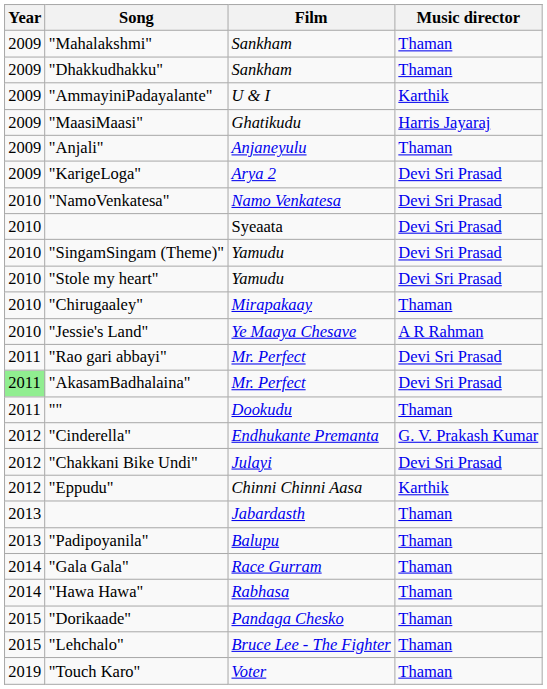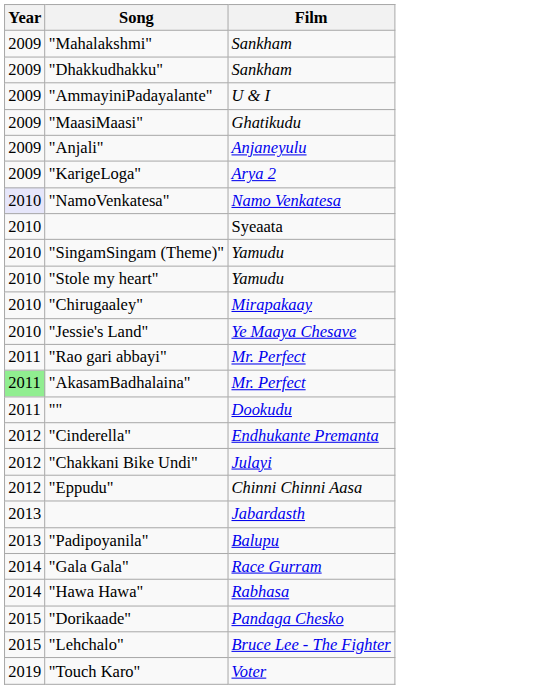- column: (468, 17)
(25, 200) no background -> (25, 200) lavender background
